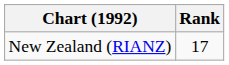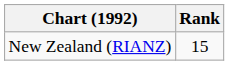(200, 45) 17 -> (200, 45) 15
